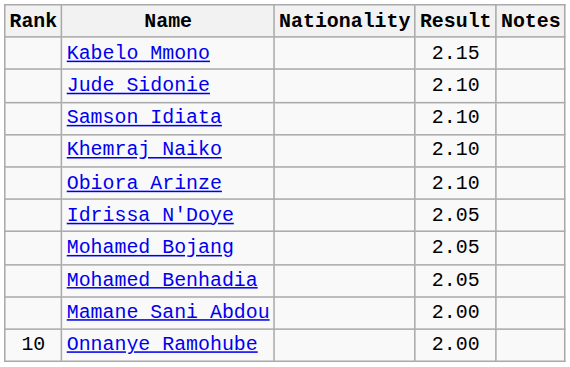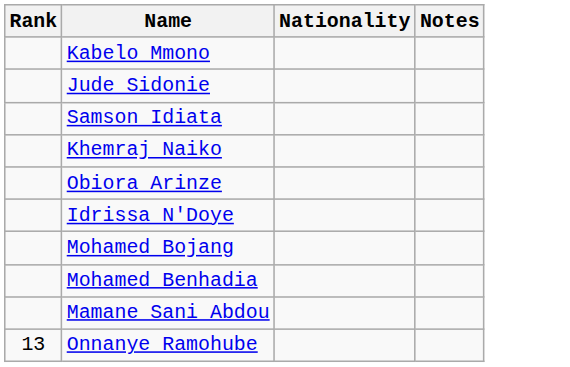- column: (456, 21)
(33, 345) 10 -> (33, 345) 13
